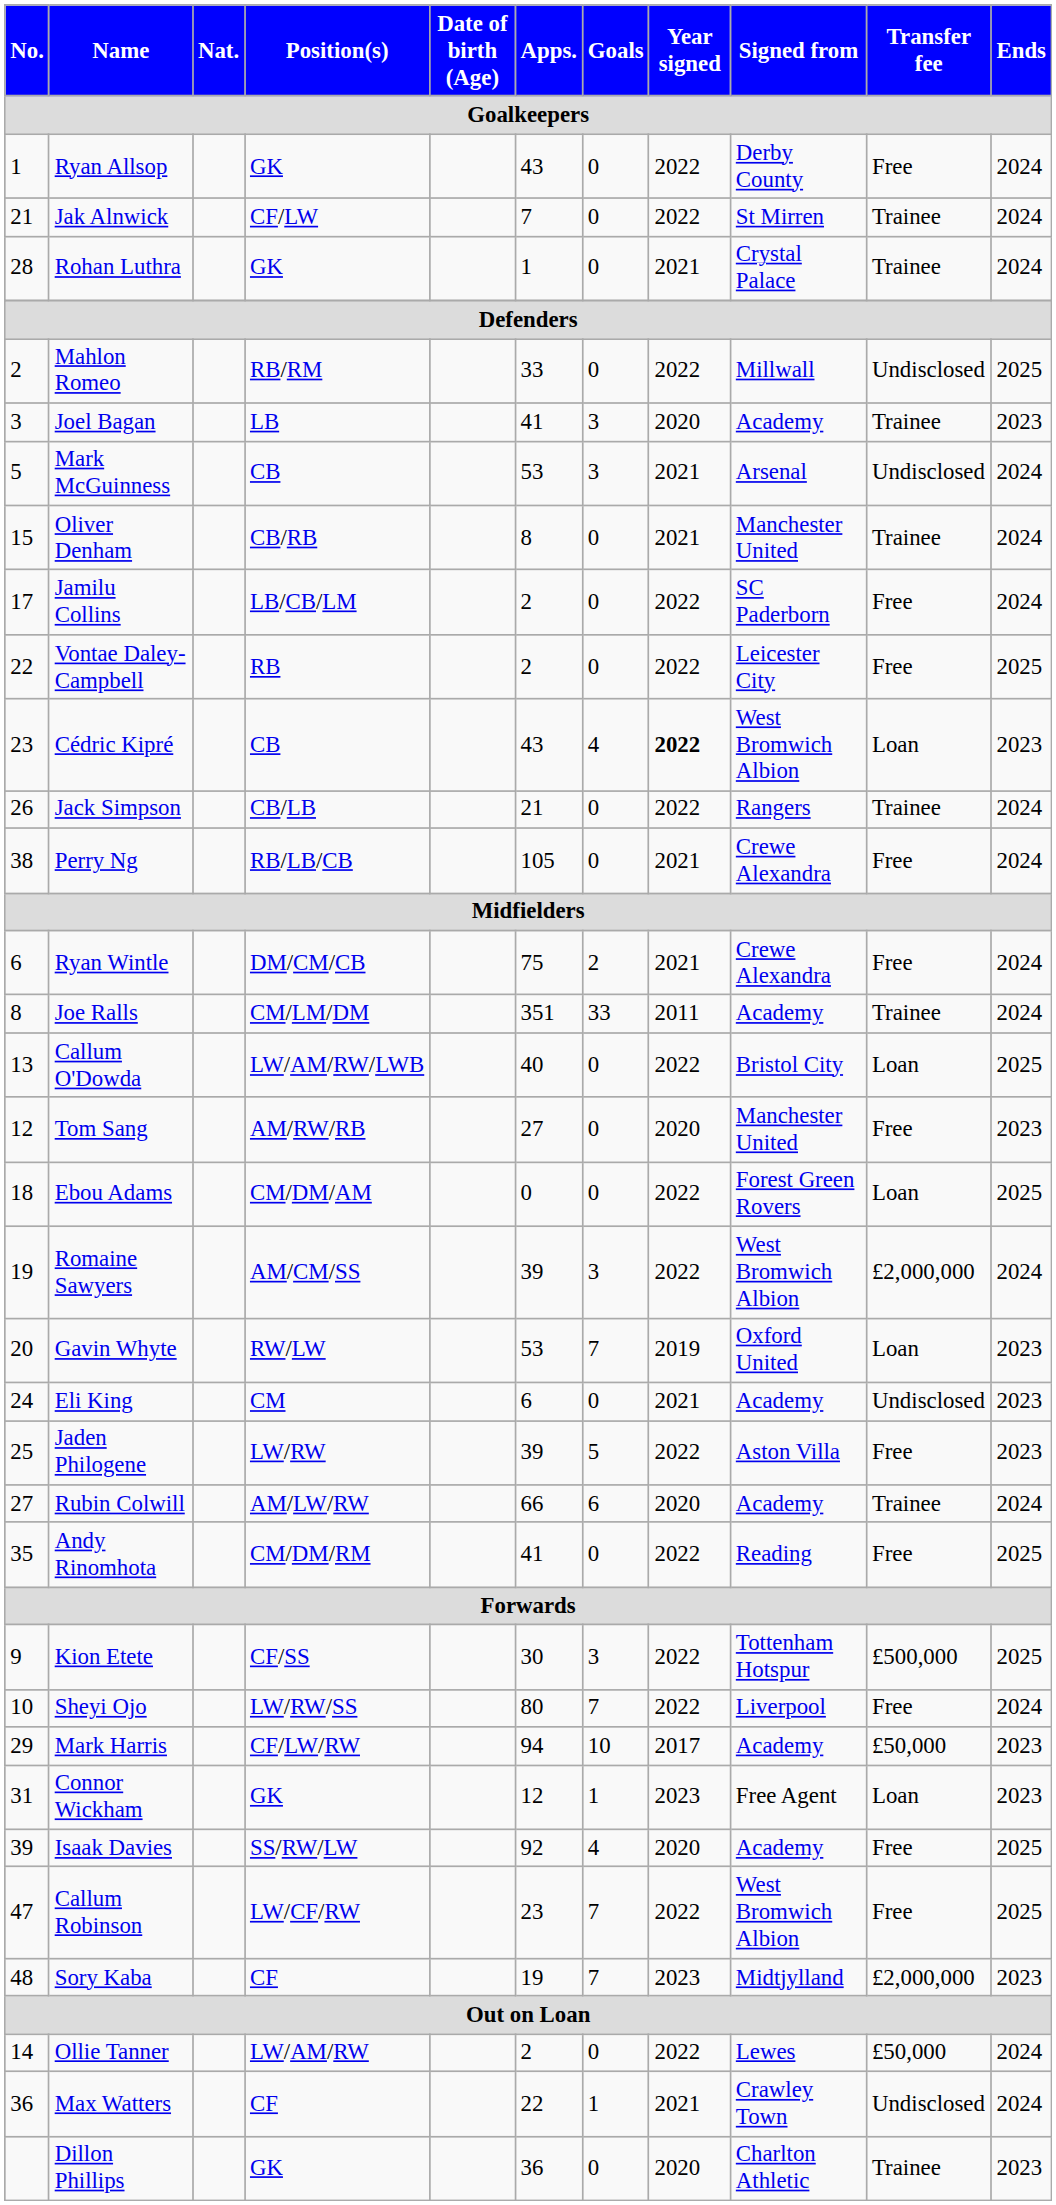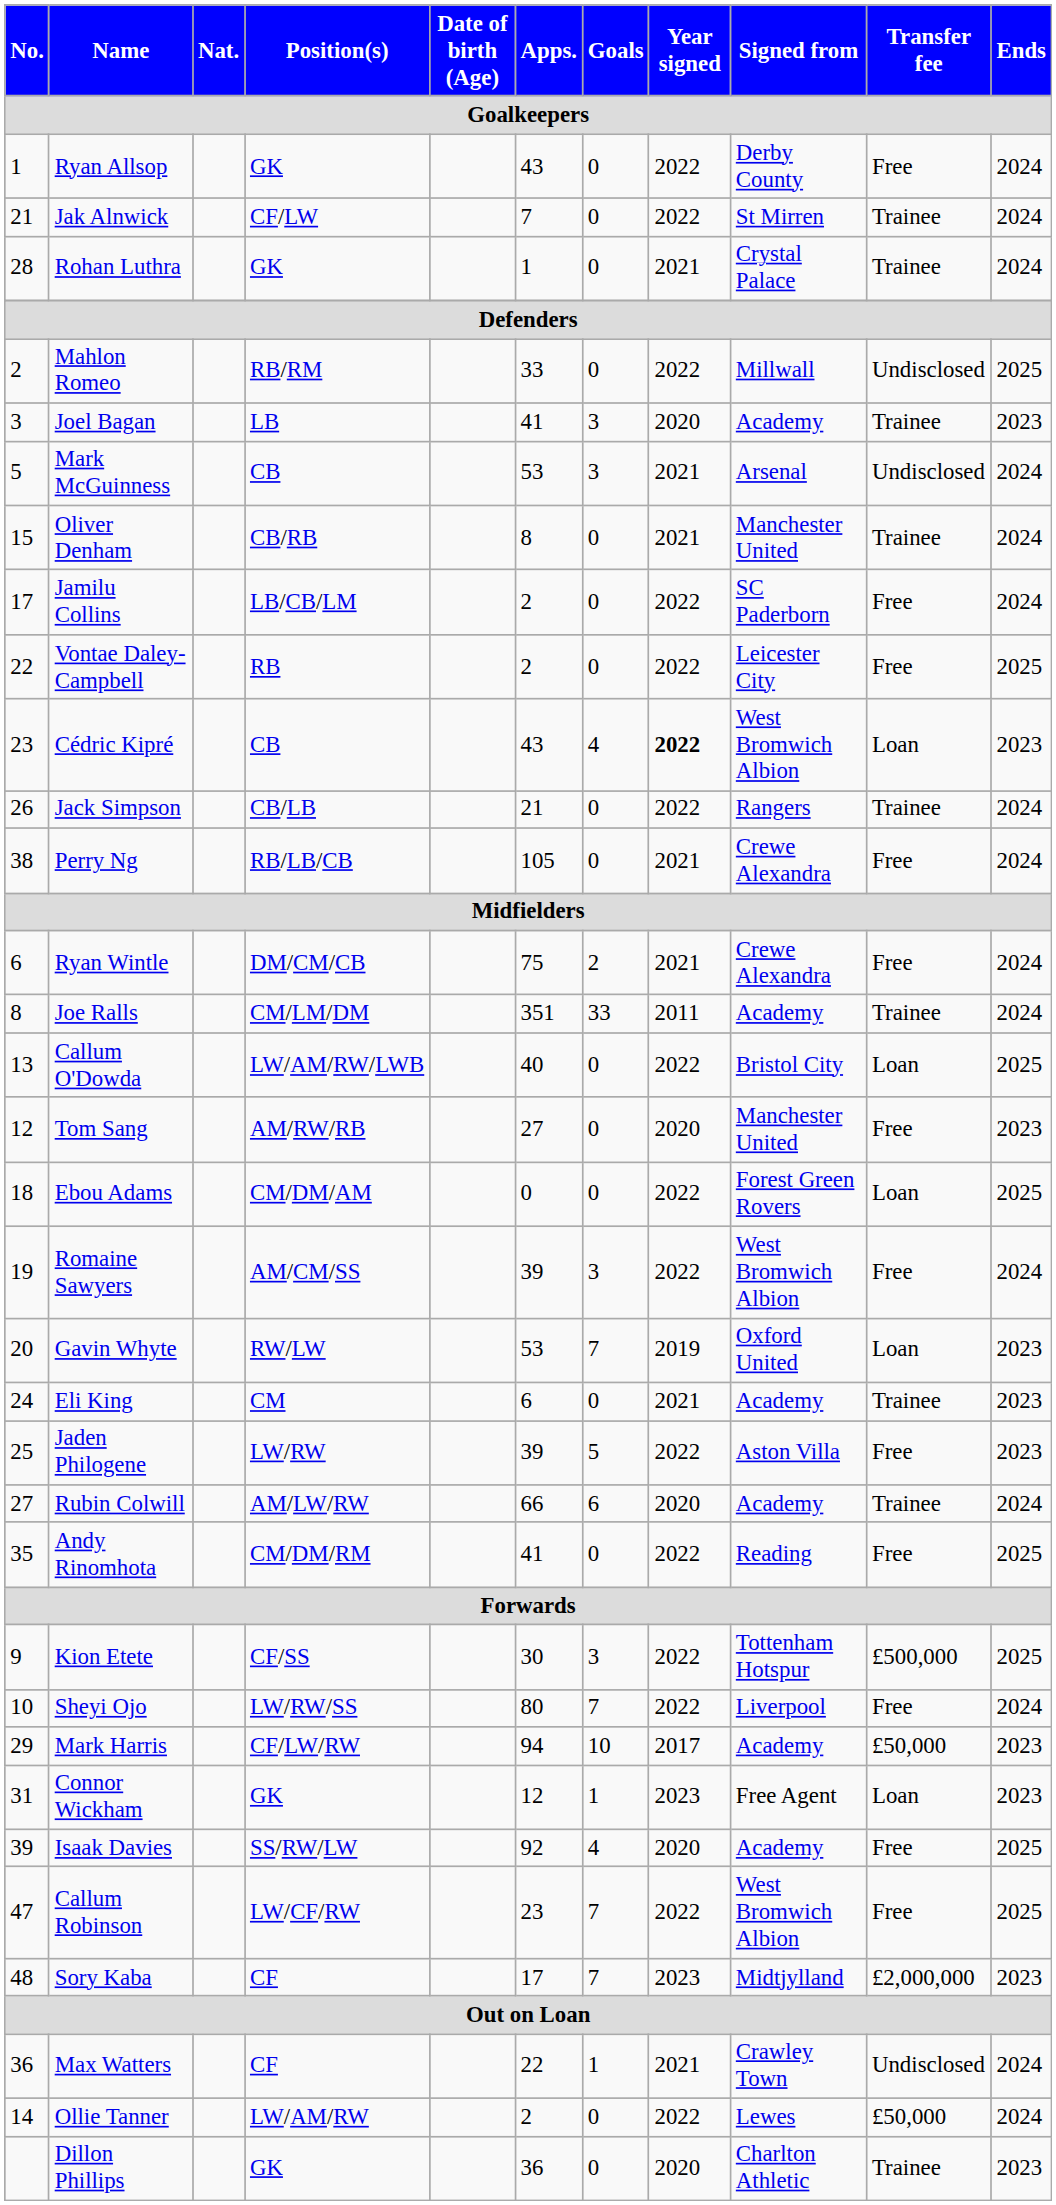(923, 1271) £2,000,000 -> (892, 1271) Free
(928, 1400) Undisclosed -> (906, 1400) Trainee
(532, 1976) 19 -> (532, 1976) 17
rows swapped: (112, 2051) <-> (113, 2103)
